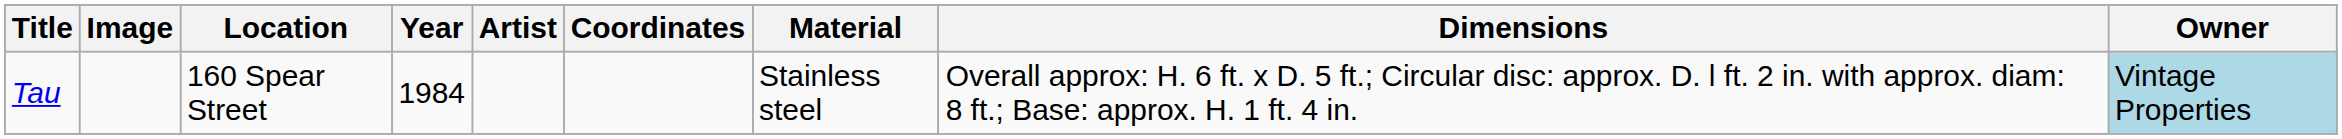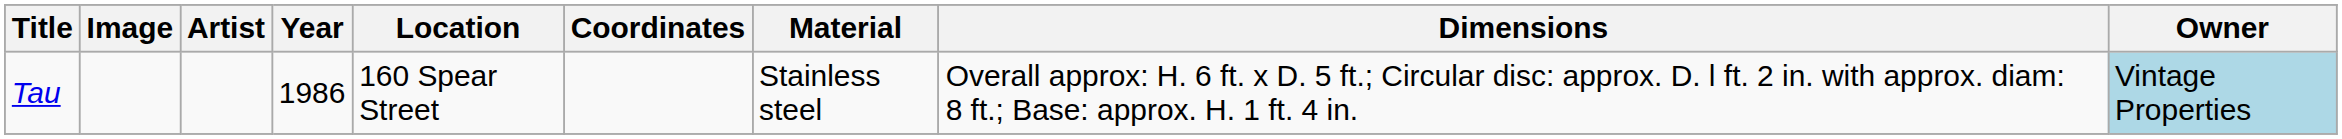columns swapped: (518, 28) <-> (286, 28)
(432, 92) 1984 -> (312, 92) 1986
